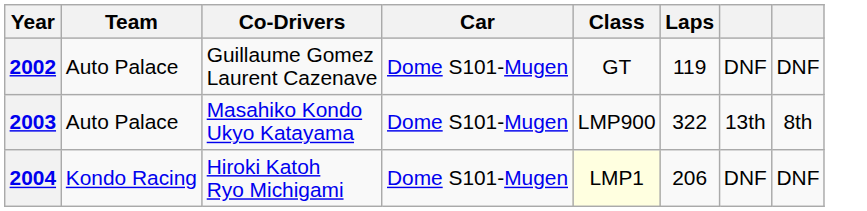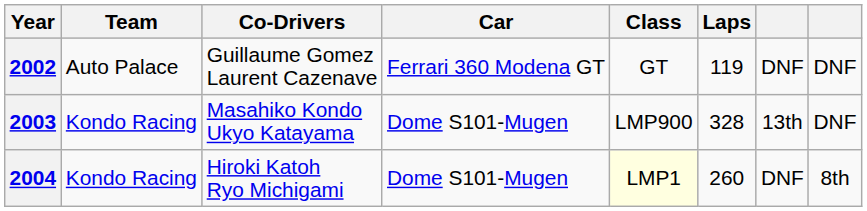(478, 66) Dome S101-Mugen -> (496, 66) Ferrari 360 Modena GT
(122, 122) Auto Palace -> (131, 122) Kondo Racing
(690, 122) 322 -> (727, 122) 328
(798, 122) 8th -> (835, 122) DNF
(690, 179) 206 -> (727, 179) 260
(798, 179) DNF -> (835, 179) 8th
